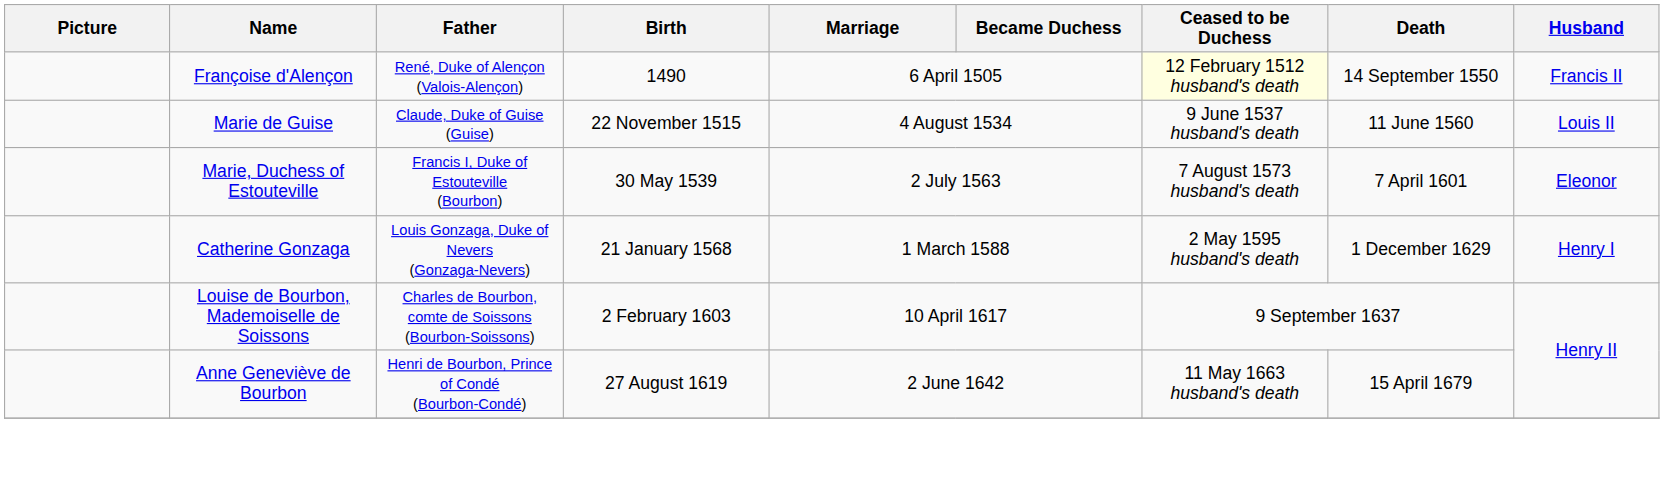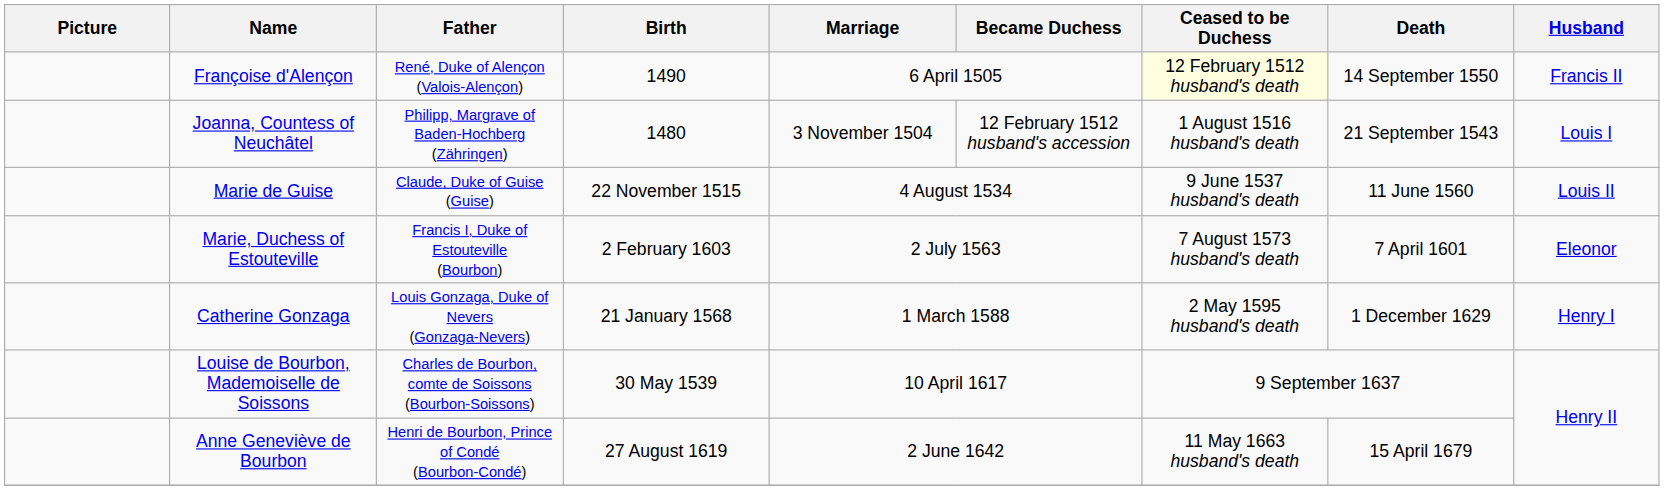+ row: (273, 133)
(666, 181) 30 May 1539 -> (666, 248) 2 February 1603
(666, 316) 2 February 1603 -> (666, 383) 30 May 1539
